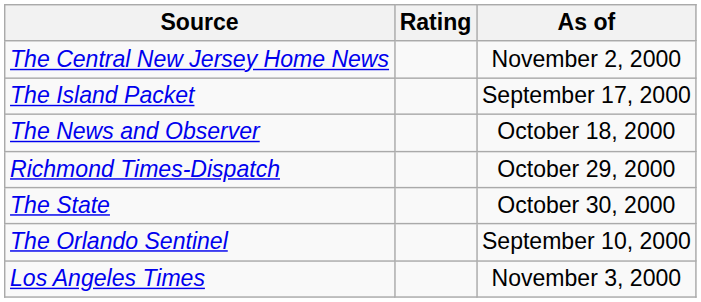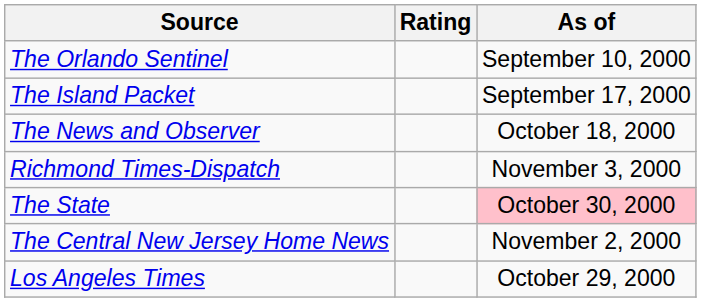rows swapped: (119, 242) <-> (200, 59)
(586, 168) October 29, 2000 -> (586, 168) November 3, 2000
(586, 205) no background -> (586, 205) pink background
(586, 278) November 3, 2000 -> (586, 278) October 29, 2000
